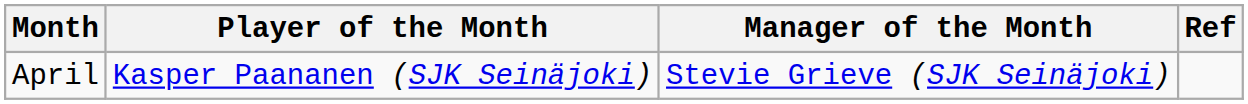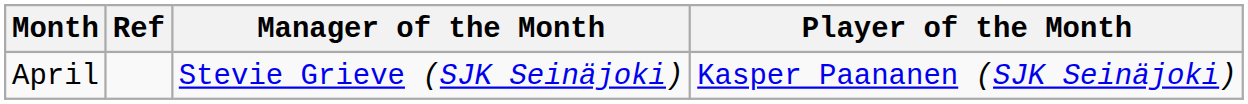columns swapped: (383, 29) <-> (1211, 29)
